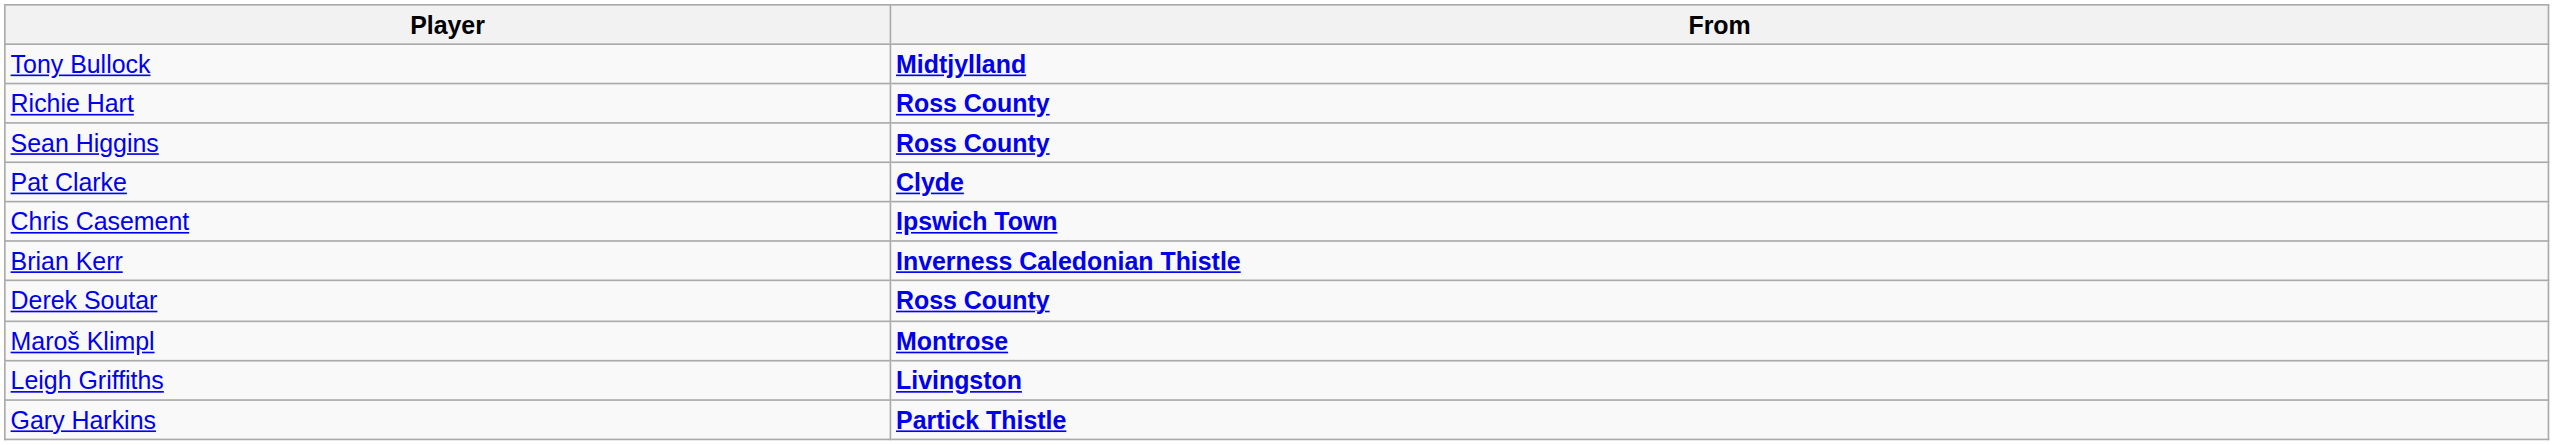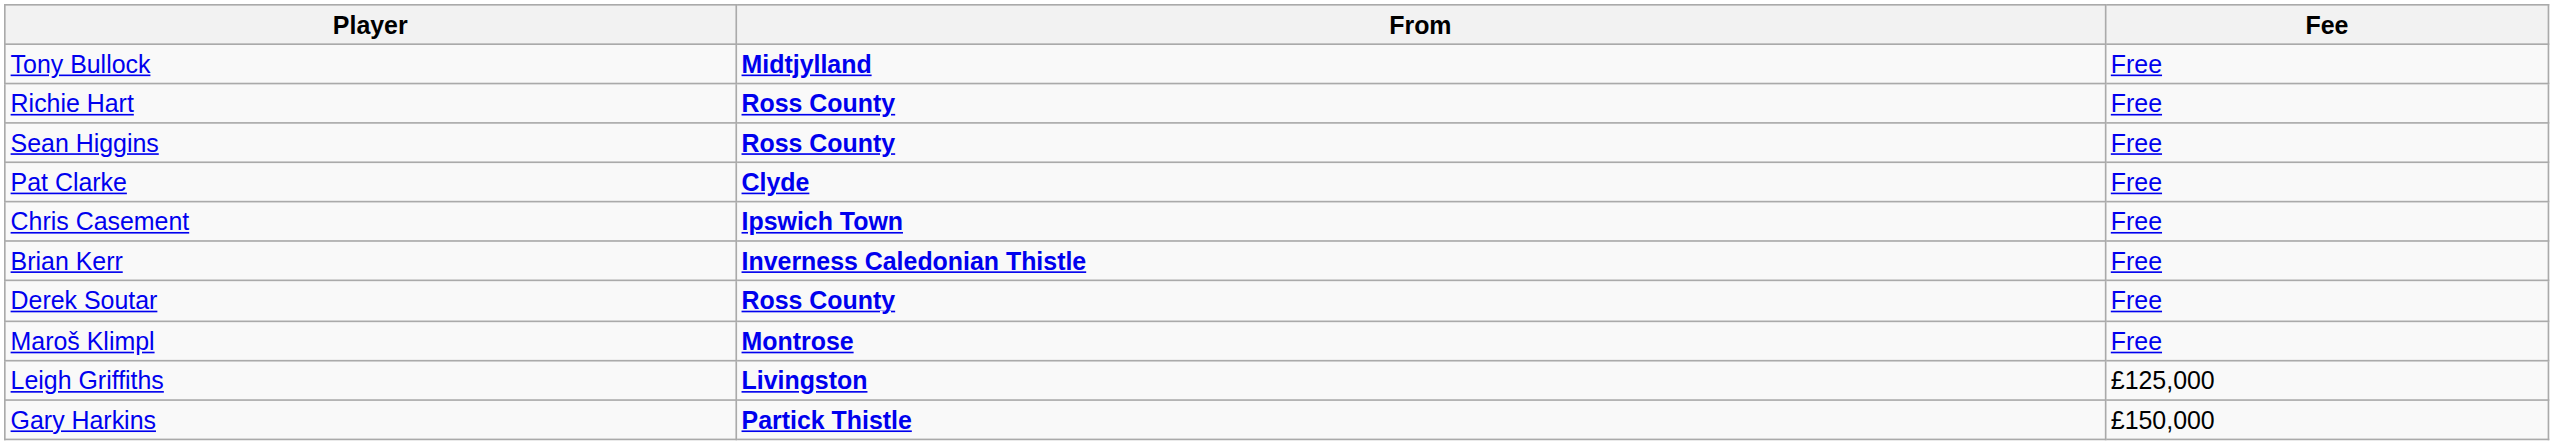+ column: (2327, 25)
